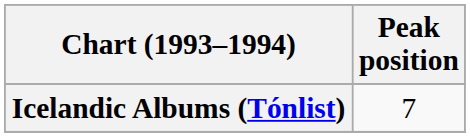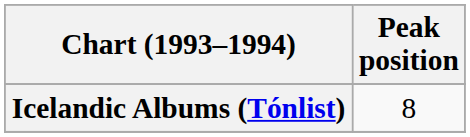(409, 107) 7 -> (409, 107) 8
